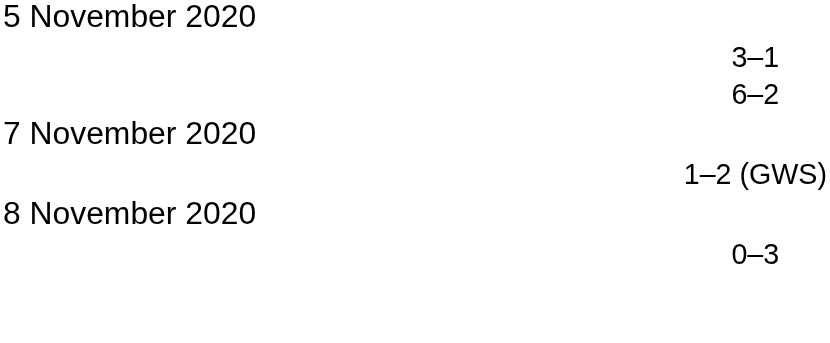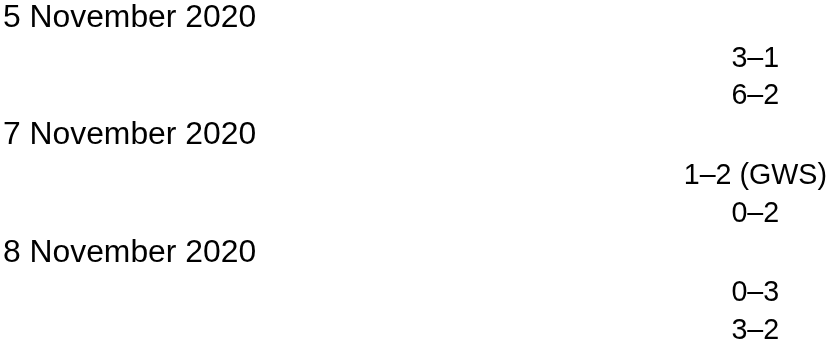+ row: (314, 212)
+ row: (314, 329)
